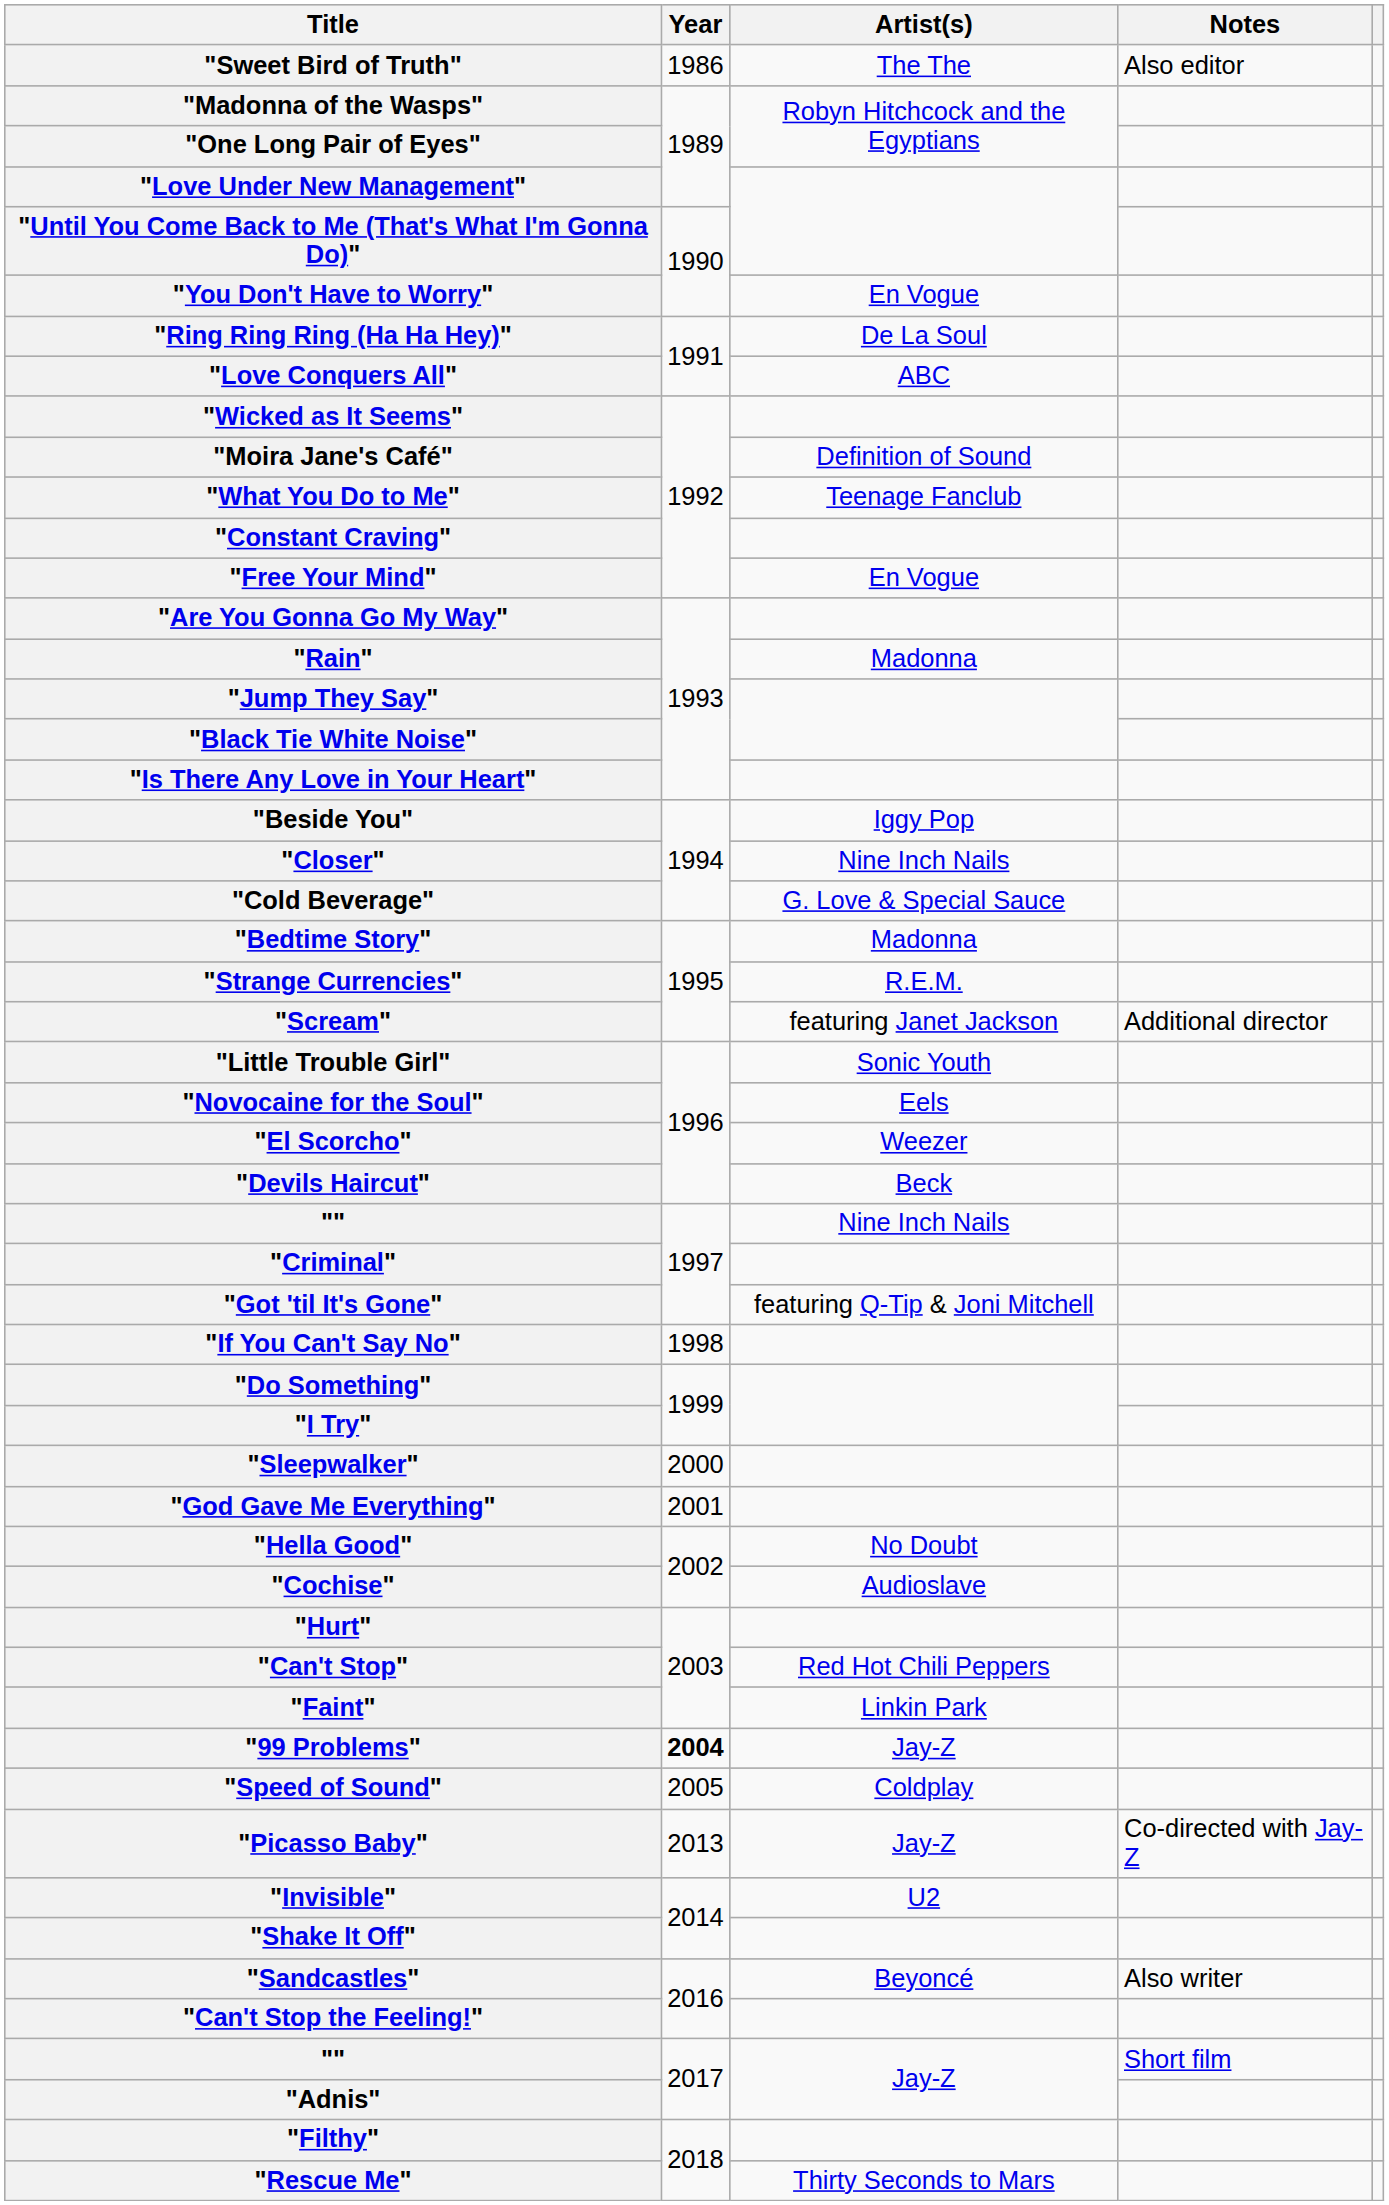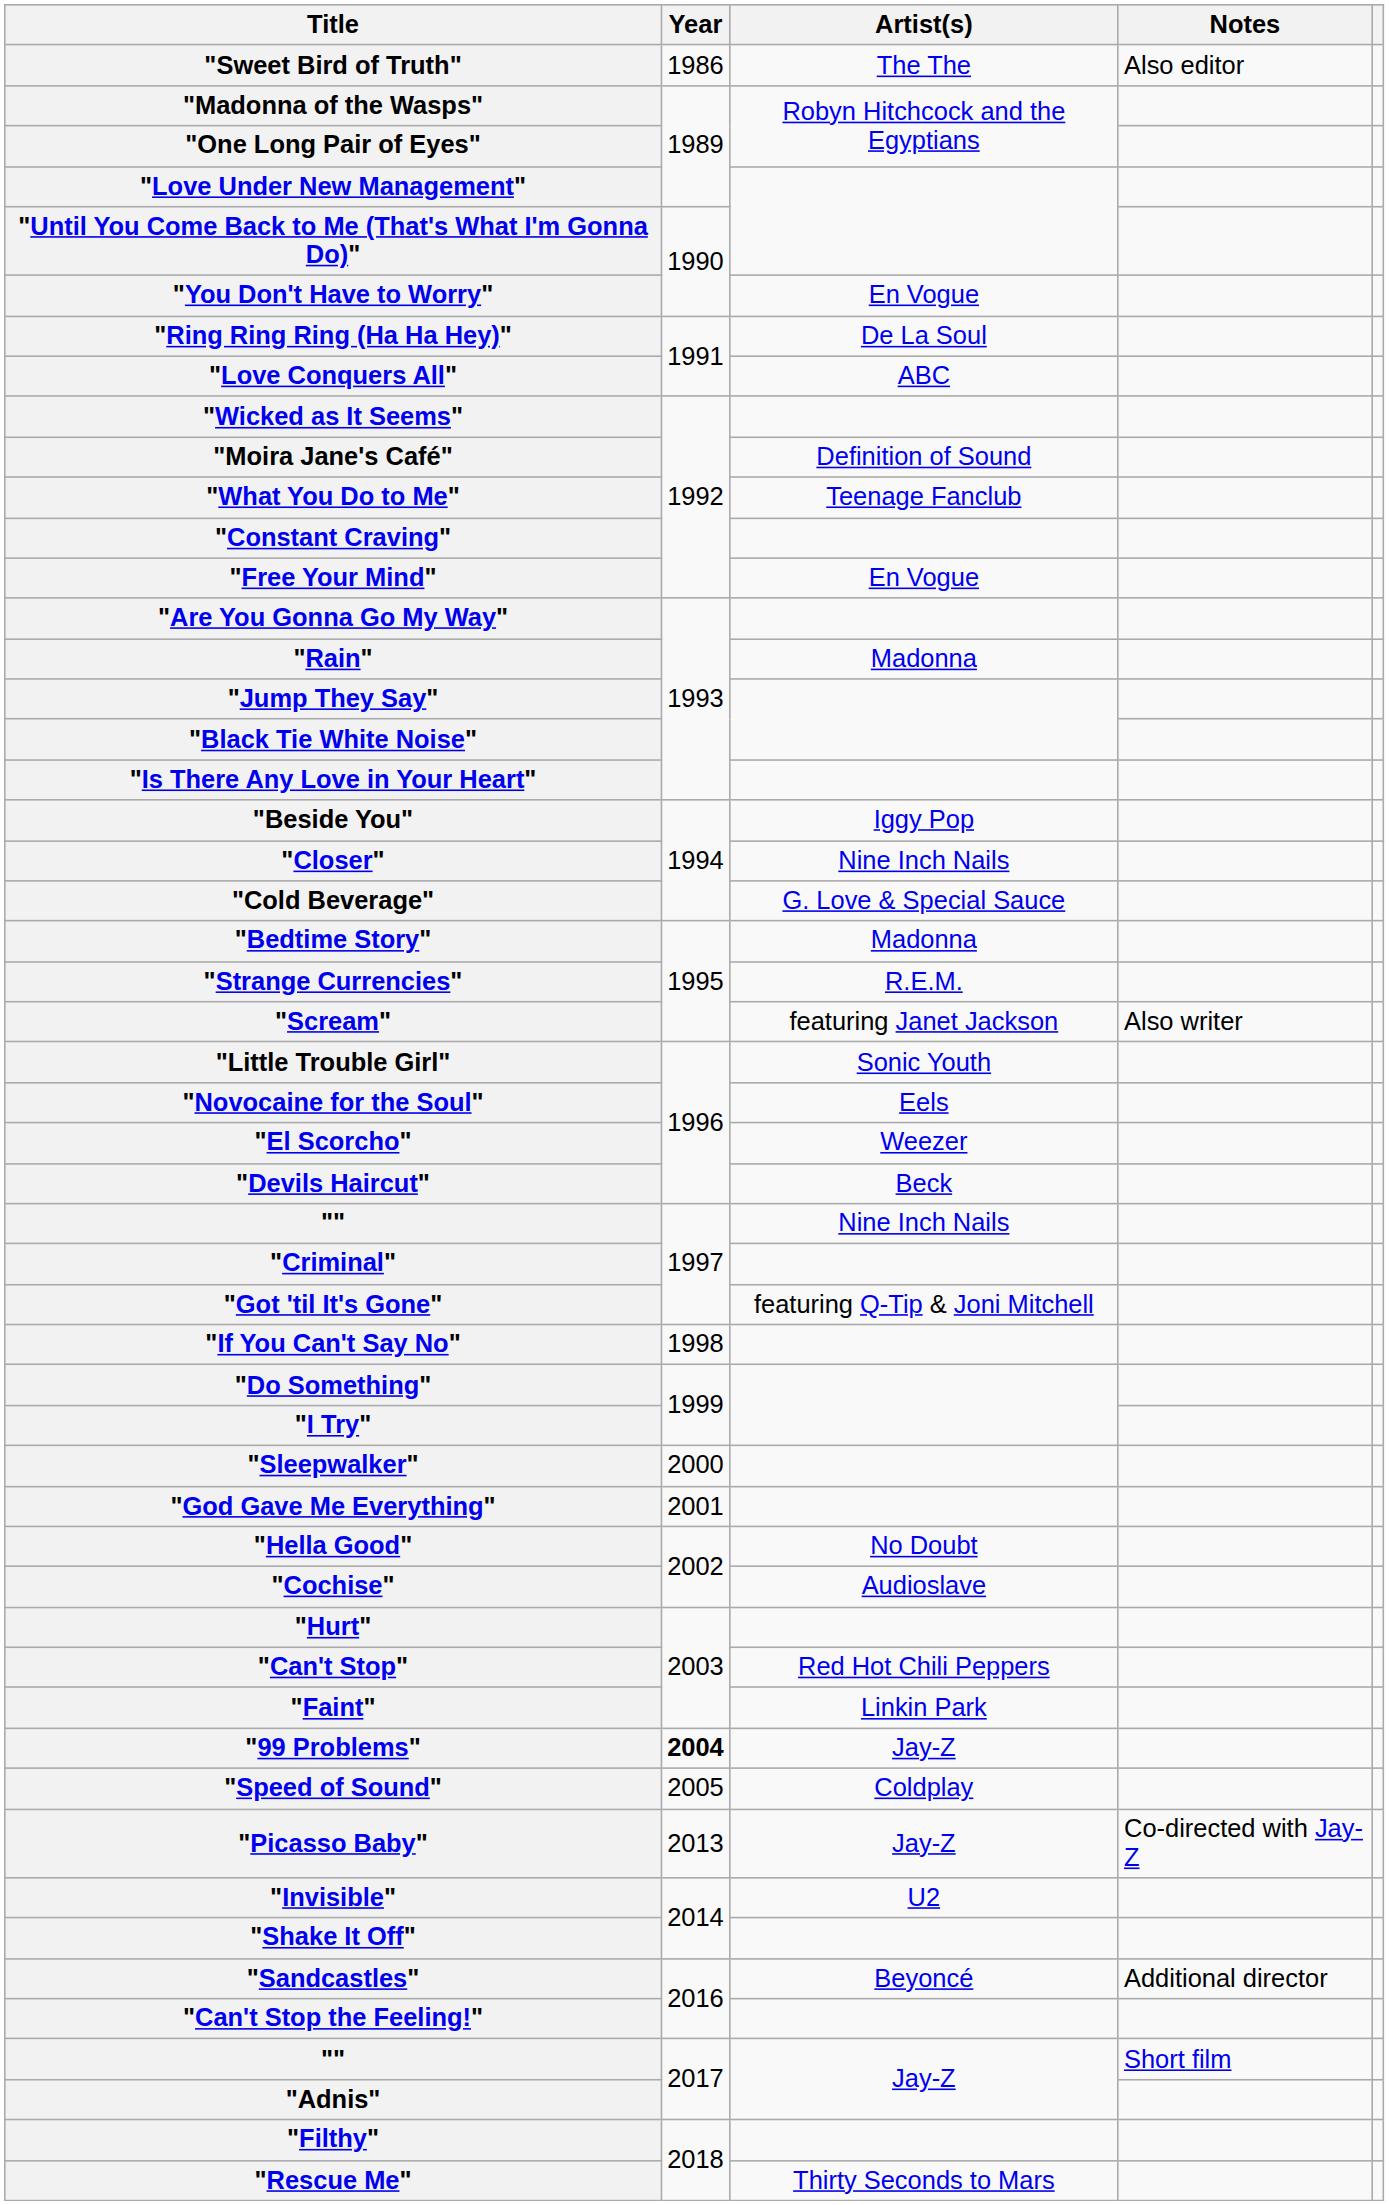(1226, 1021) Additional director -> (1183, 1021) Also writer
(1183, 1978) Also writer -> (1226, 1978) Additional director
